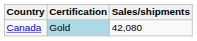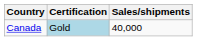(127, 28) 42,080 -> (127, 28) 40,000
